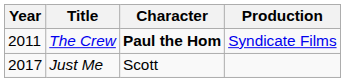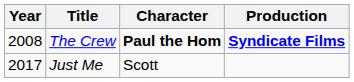(25, 41) 2011 -> (25, 41) 2008
(282, 41) normal -> (287, 41) bold
